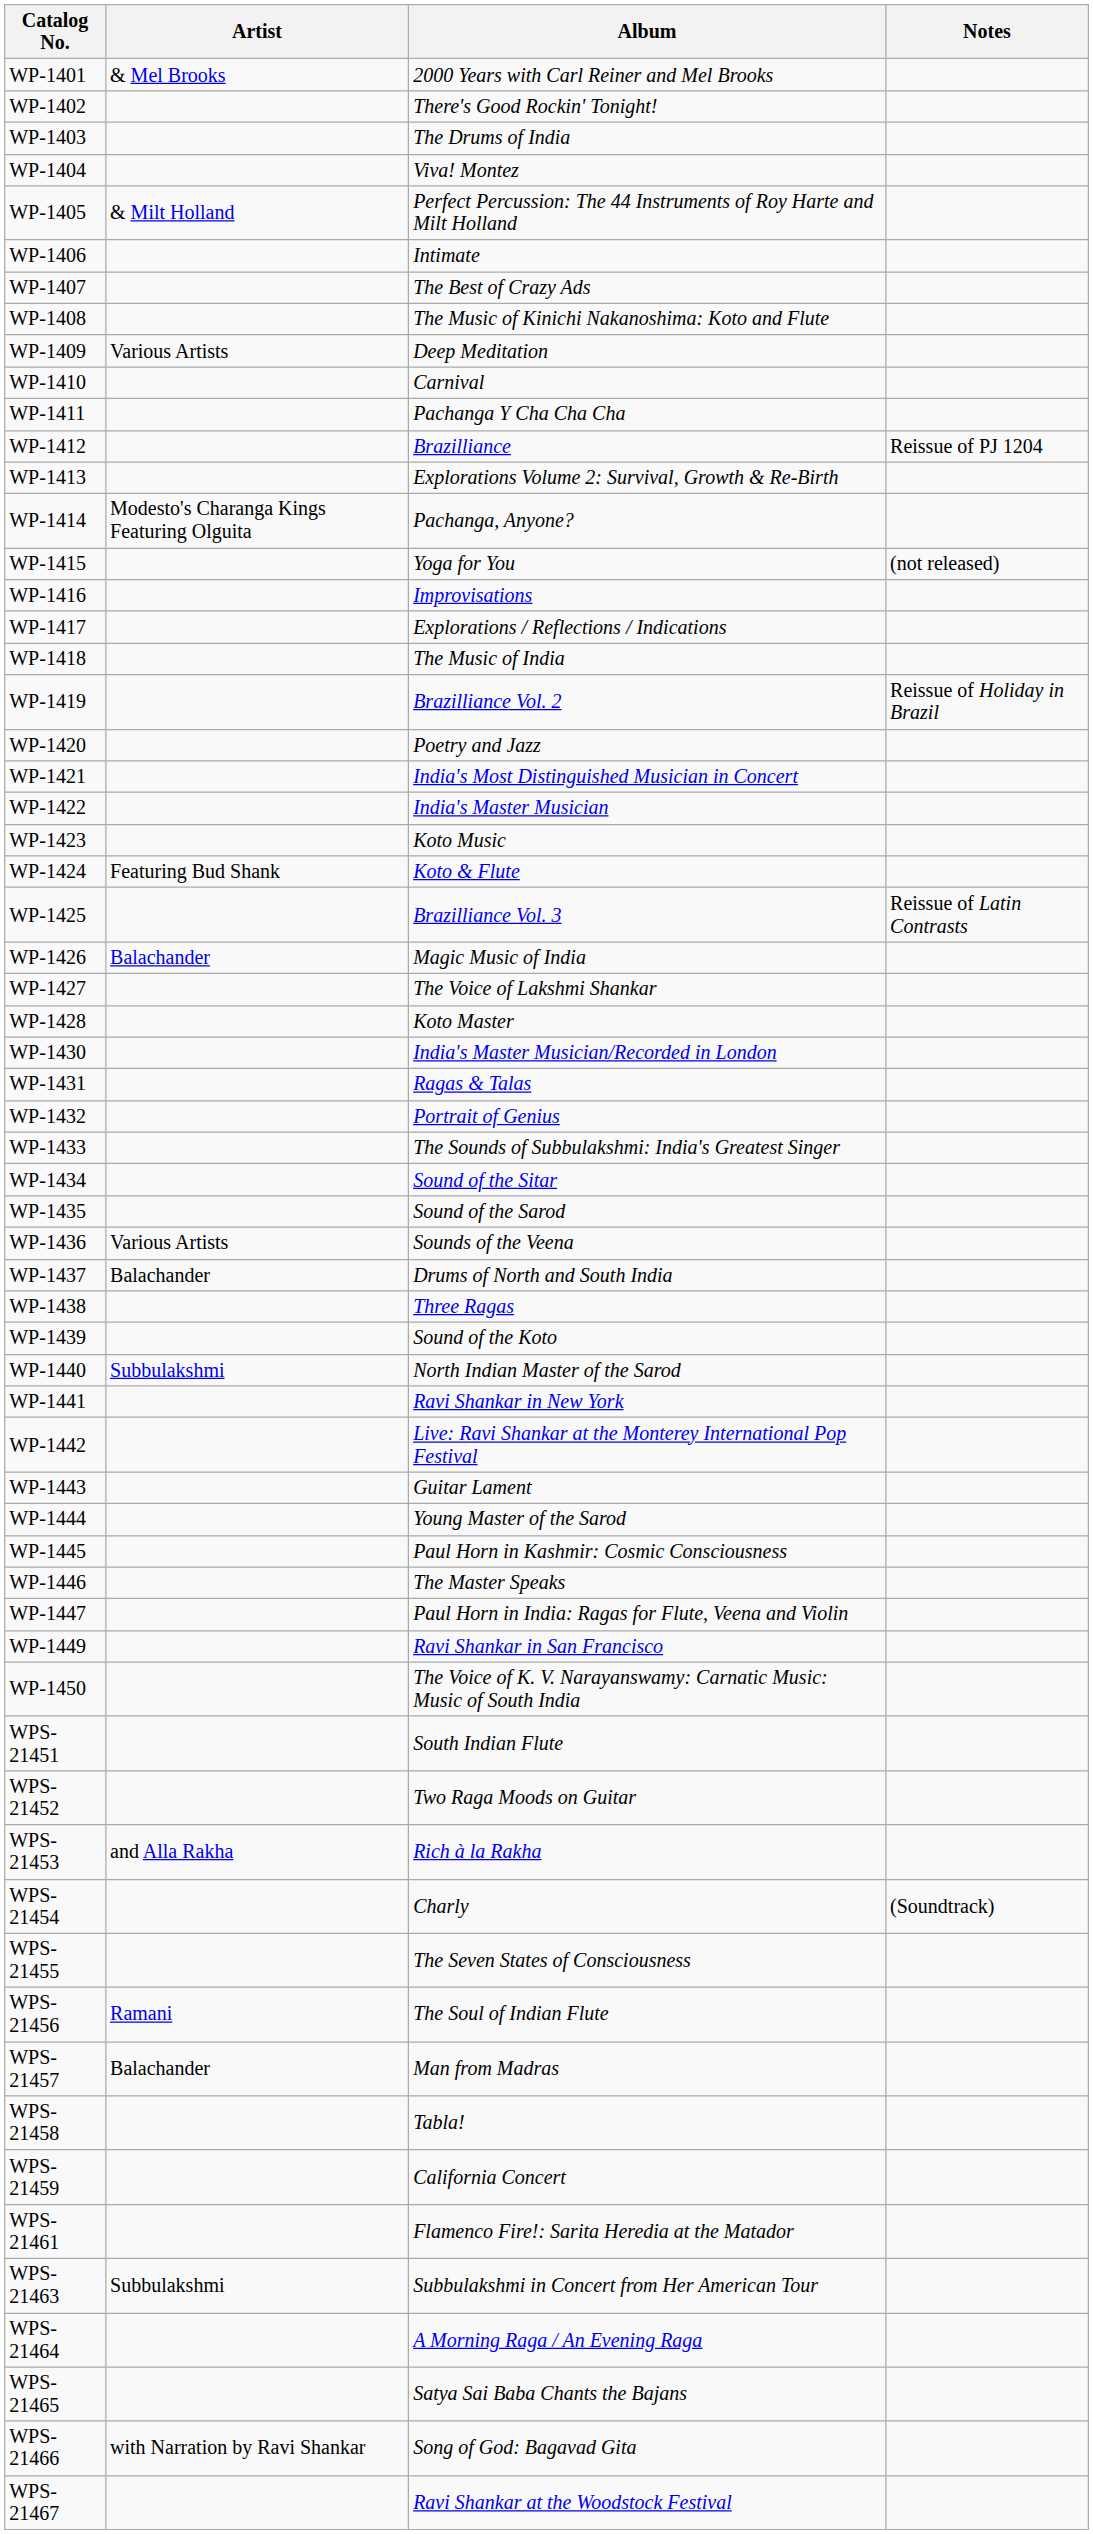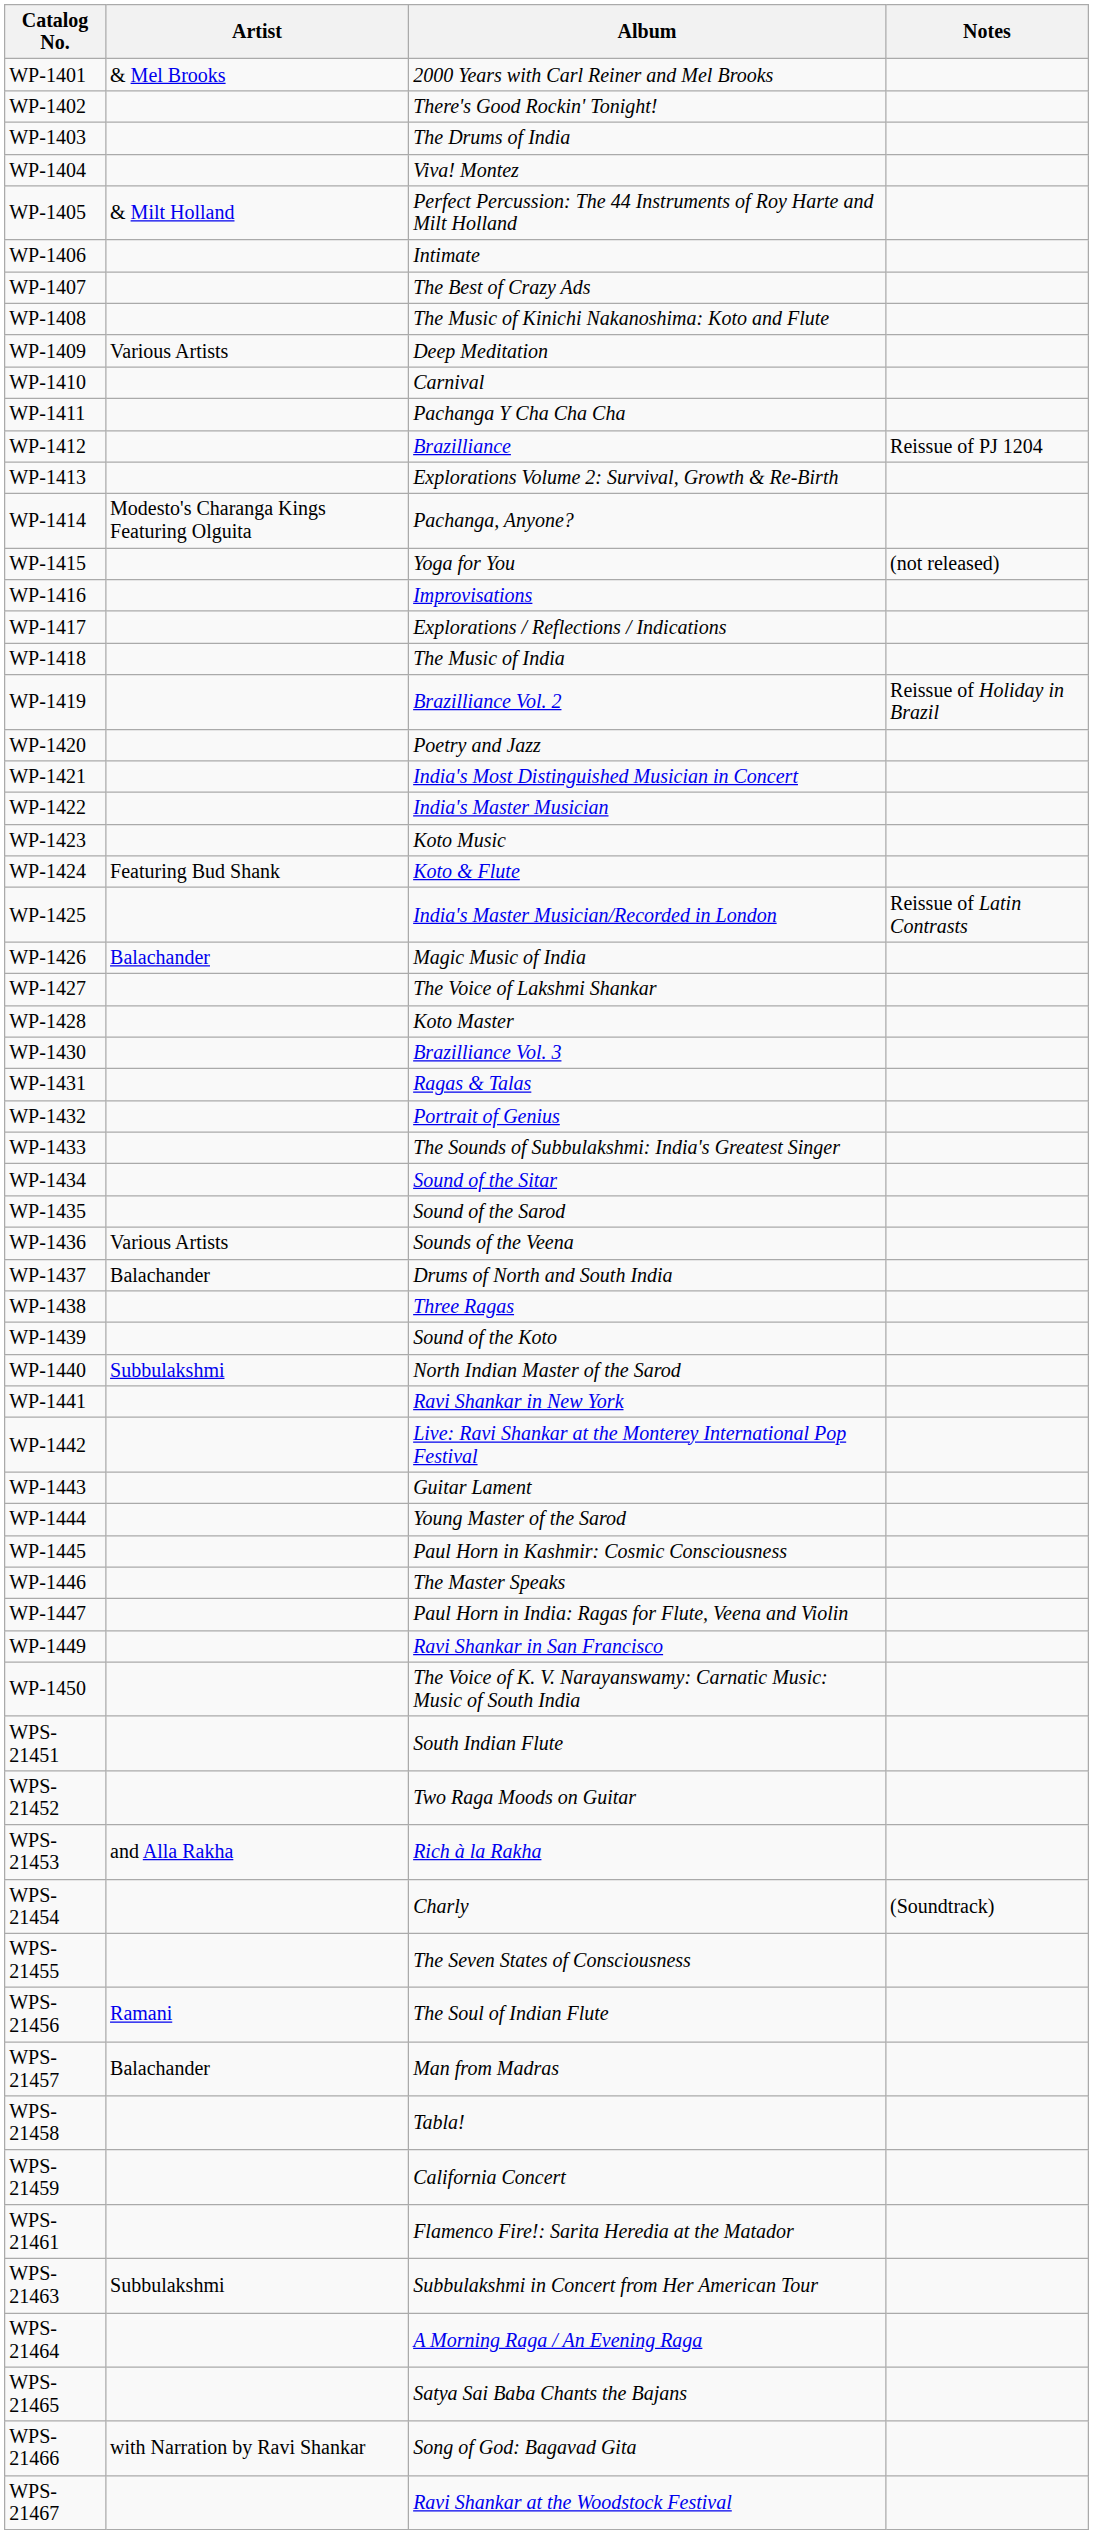(487, 914) Brazilliance Vol. 3 -> (595, 914) India's Master Musician/Recorded in London
(595, 1052) India's Master Musician/Recorded in London -> (487, 1052) Brazilliance Vol. 3
